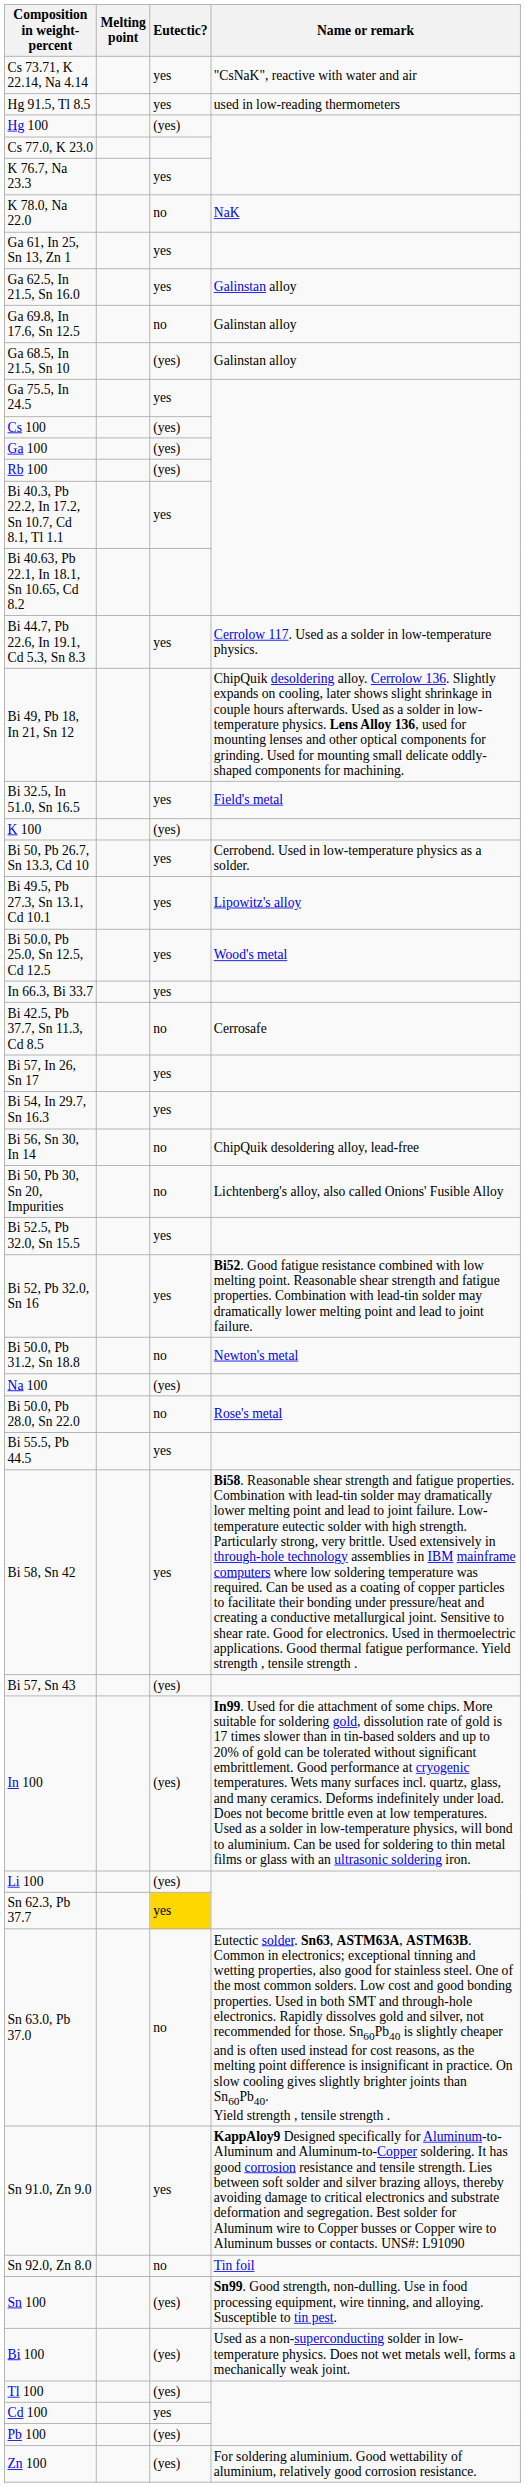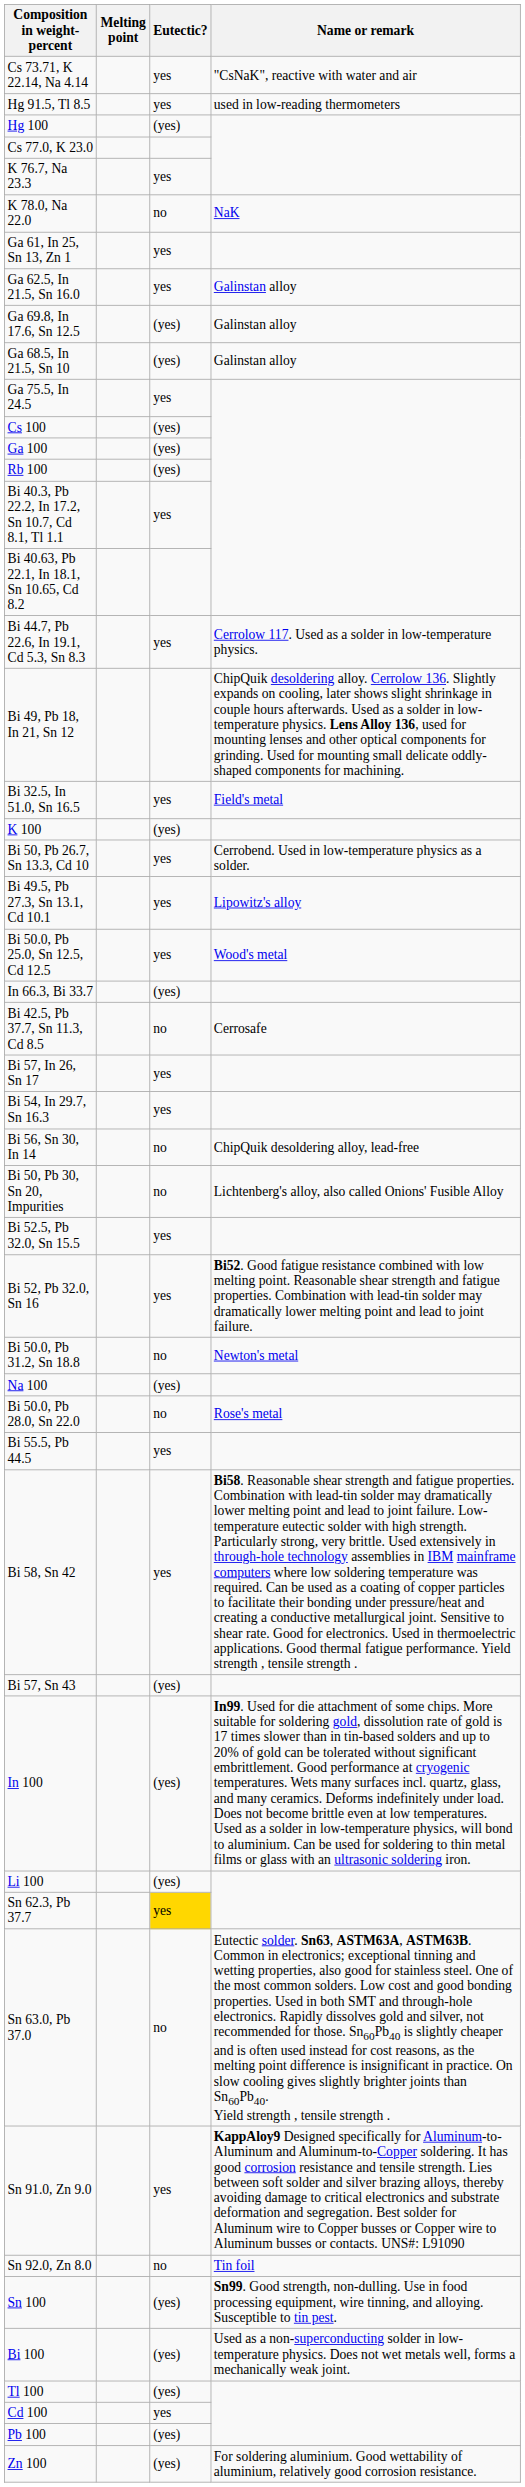(160, 324) no -> (167, 324) (yes)
(162, 991) yes -> (167, 991) (yes)
